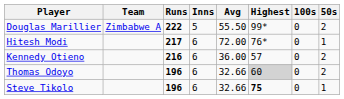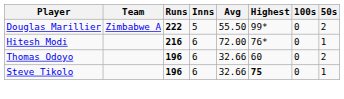(174, 42) 217 -> (174, 42) 216
- row: (45, 57)
(256, 72) lightgrey background -> (256, 57) no background
